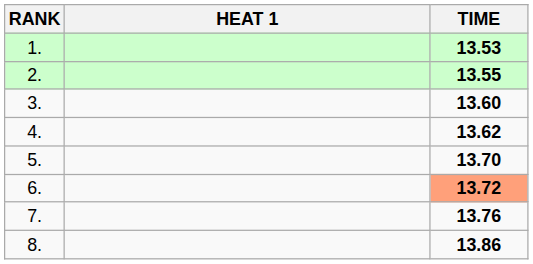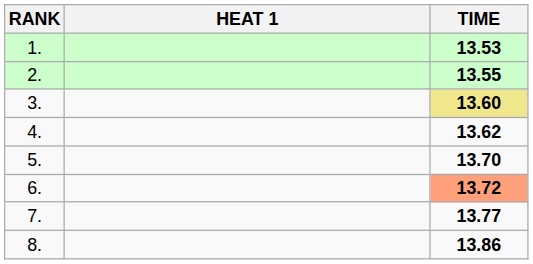(479, 104) no background -> (479, 104) khaki background
(479, 217) 13.76 -> (479, 217) 13.77
